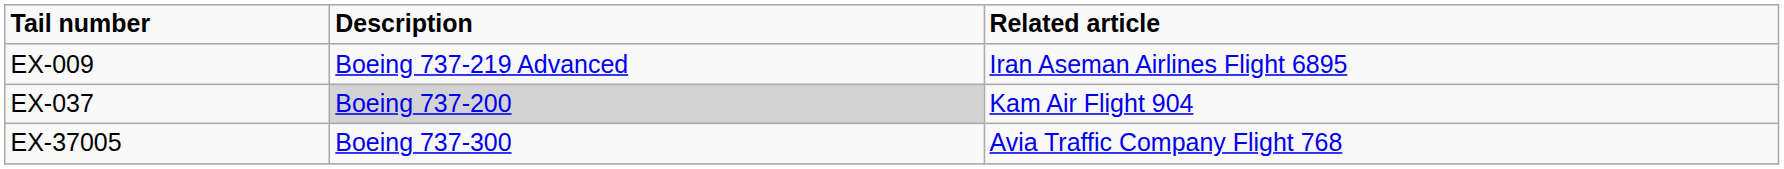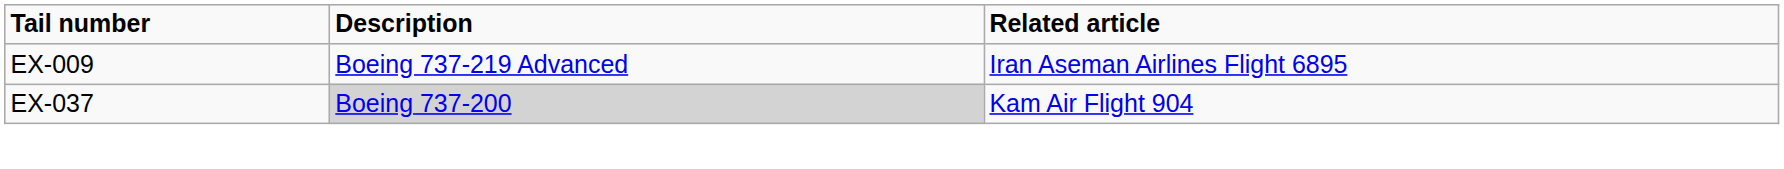- row: (66, 143)
